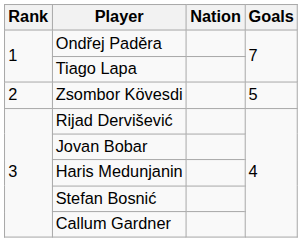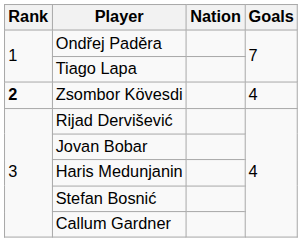(13, 95) normal -> (13, 95) bold
(253, 95) 5 -> (253, 95) 4
